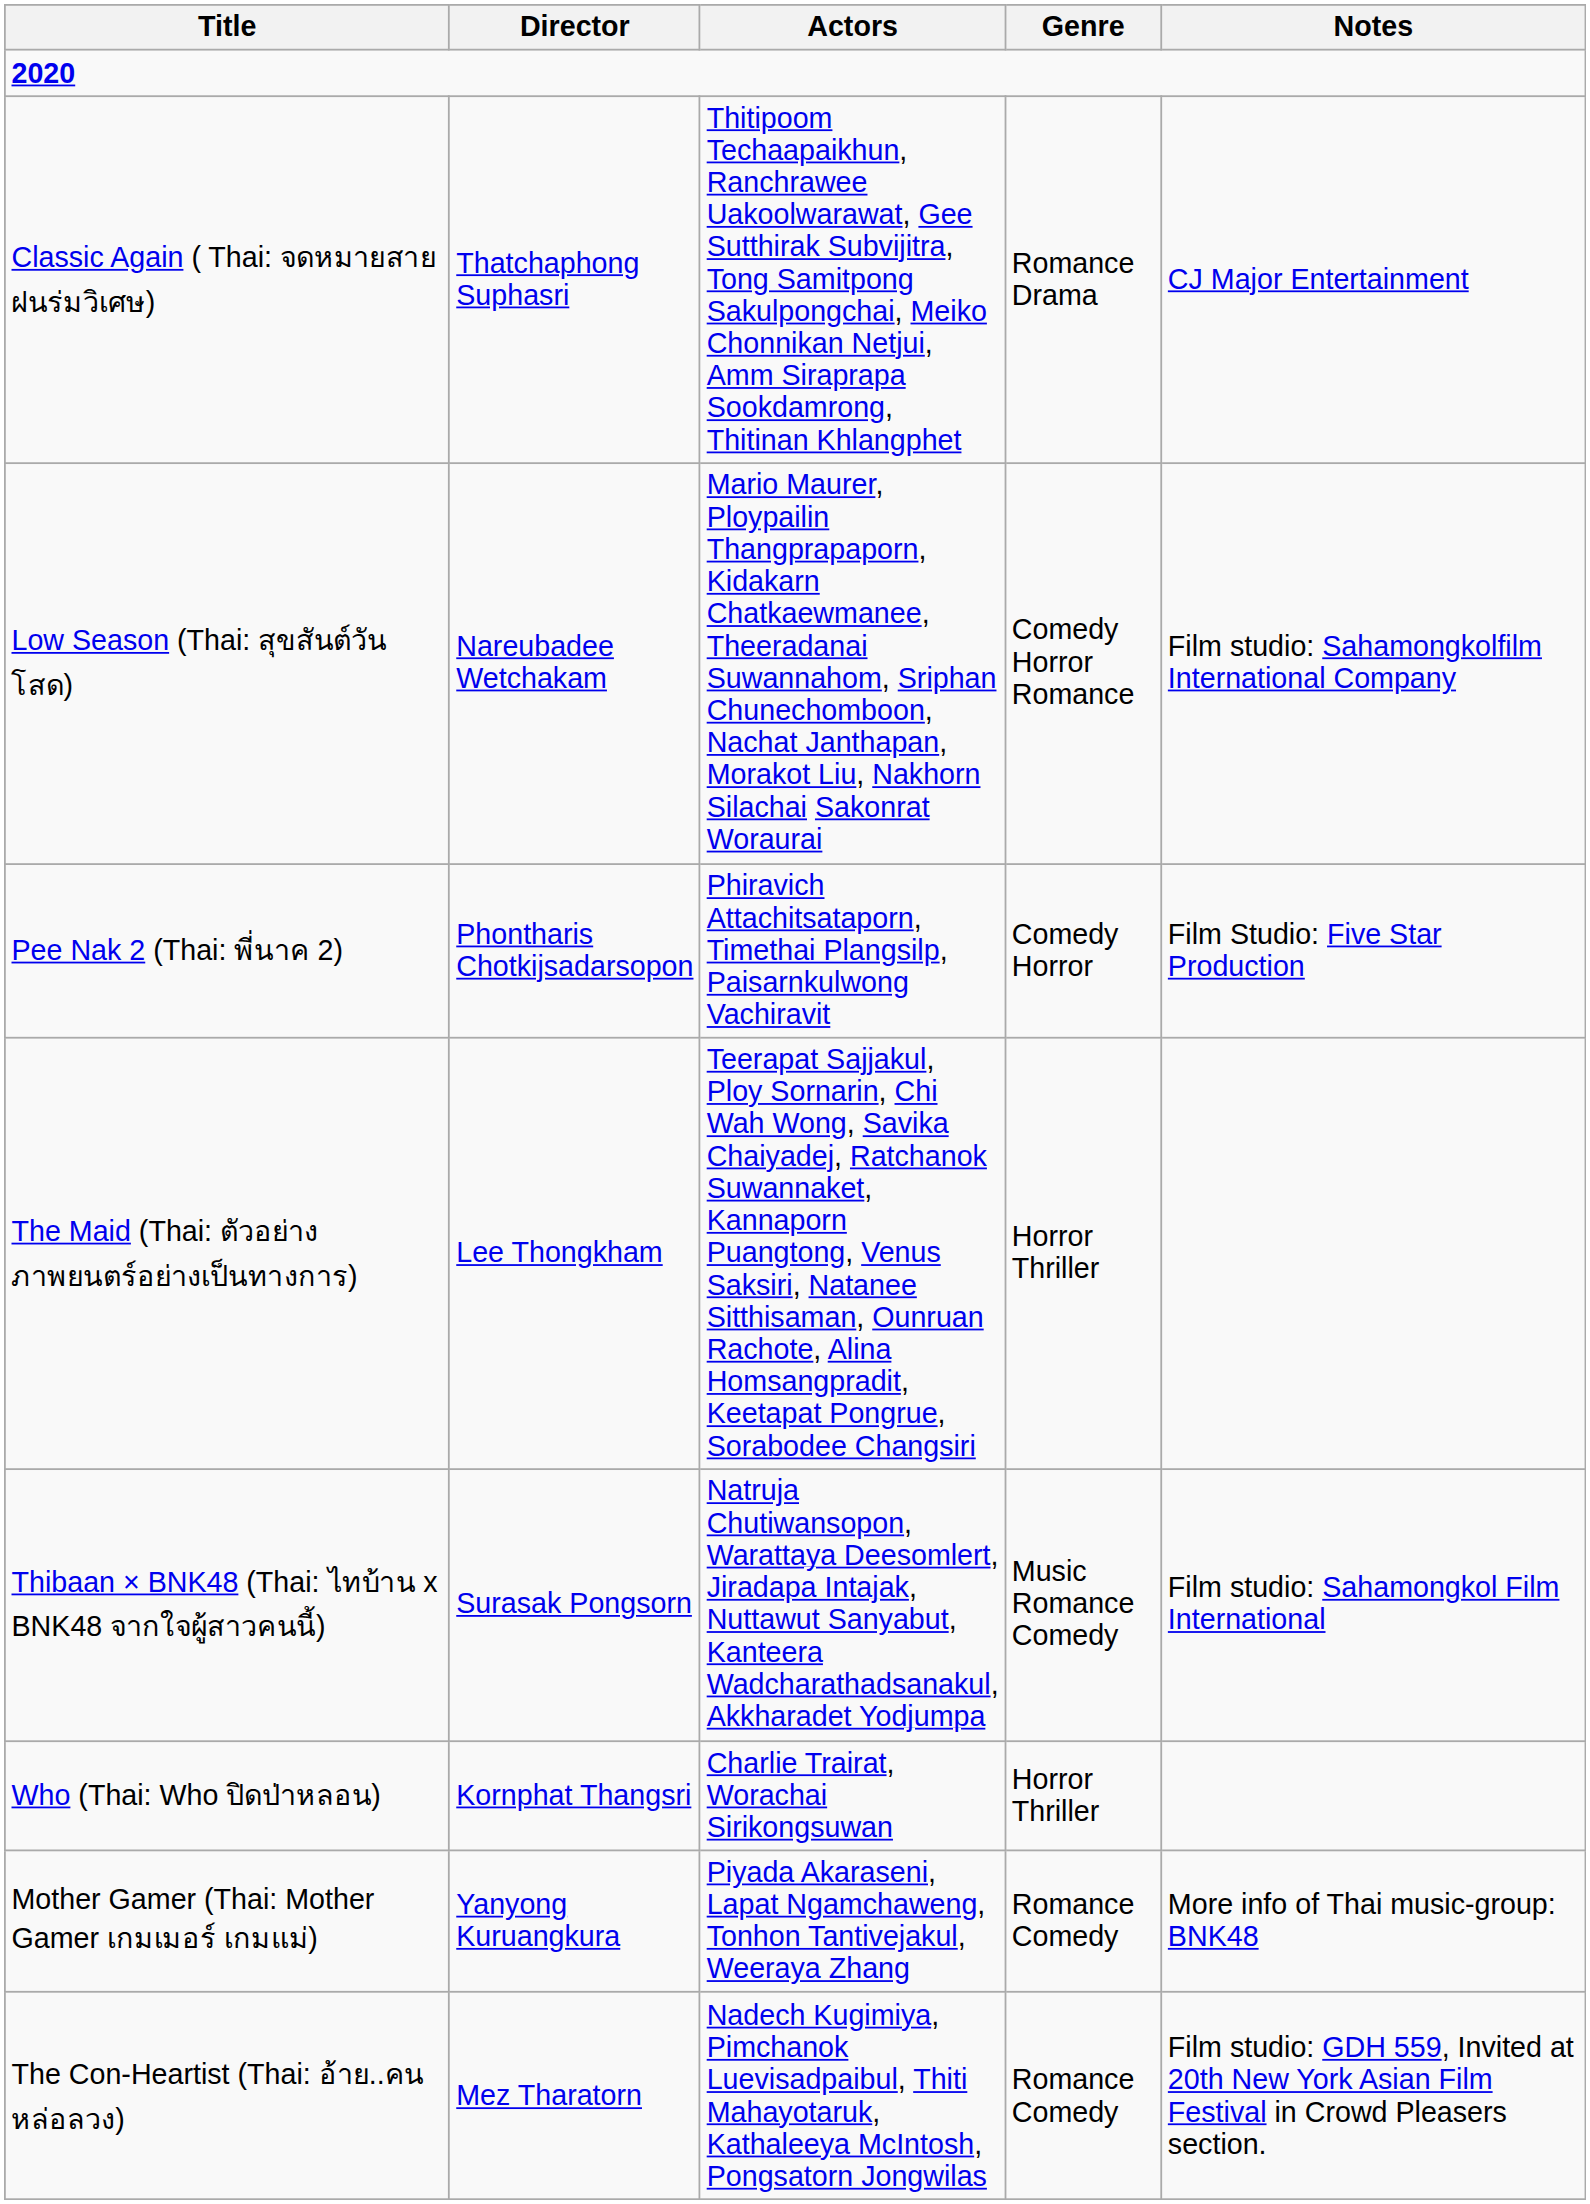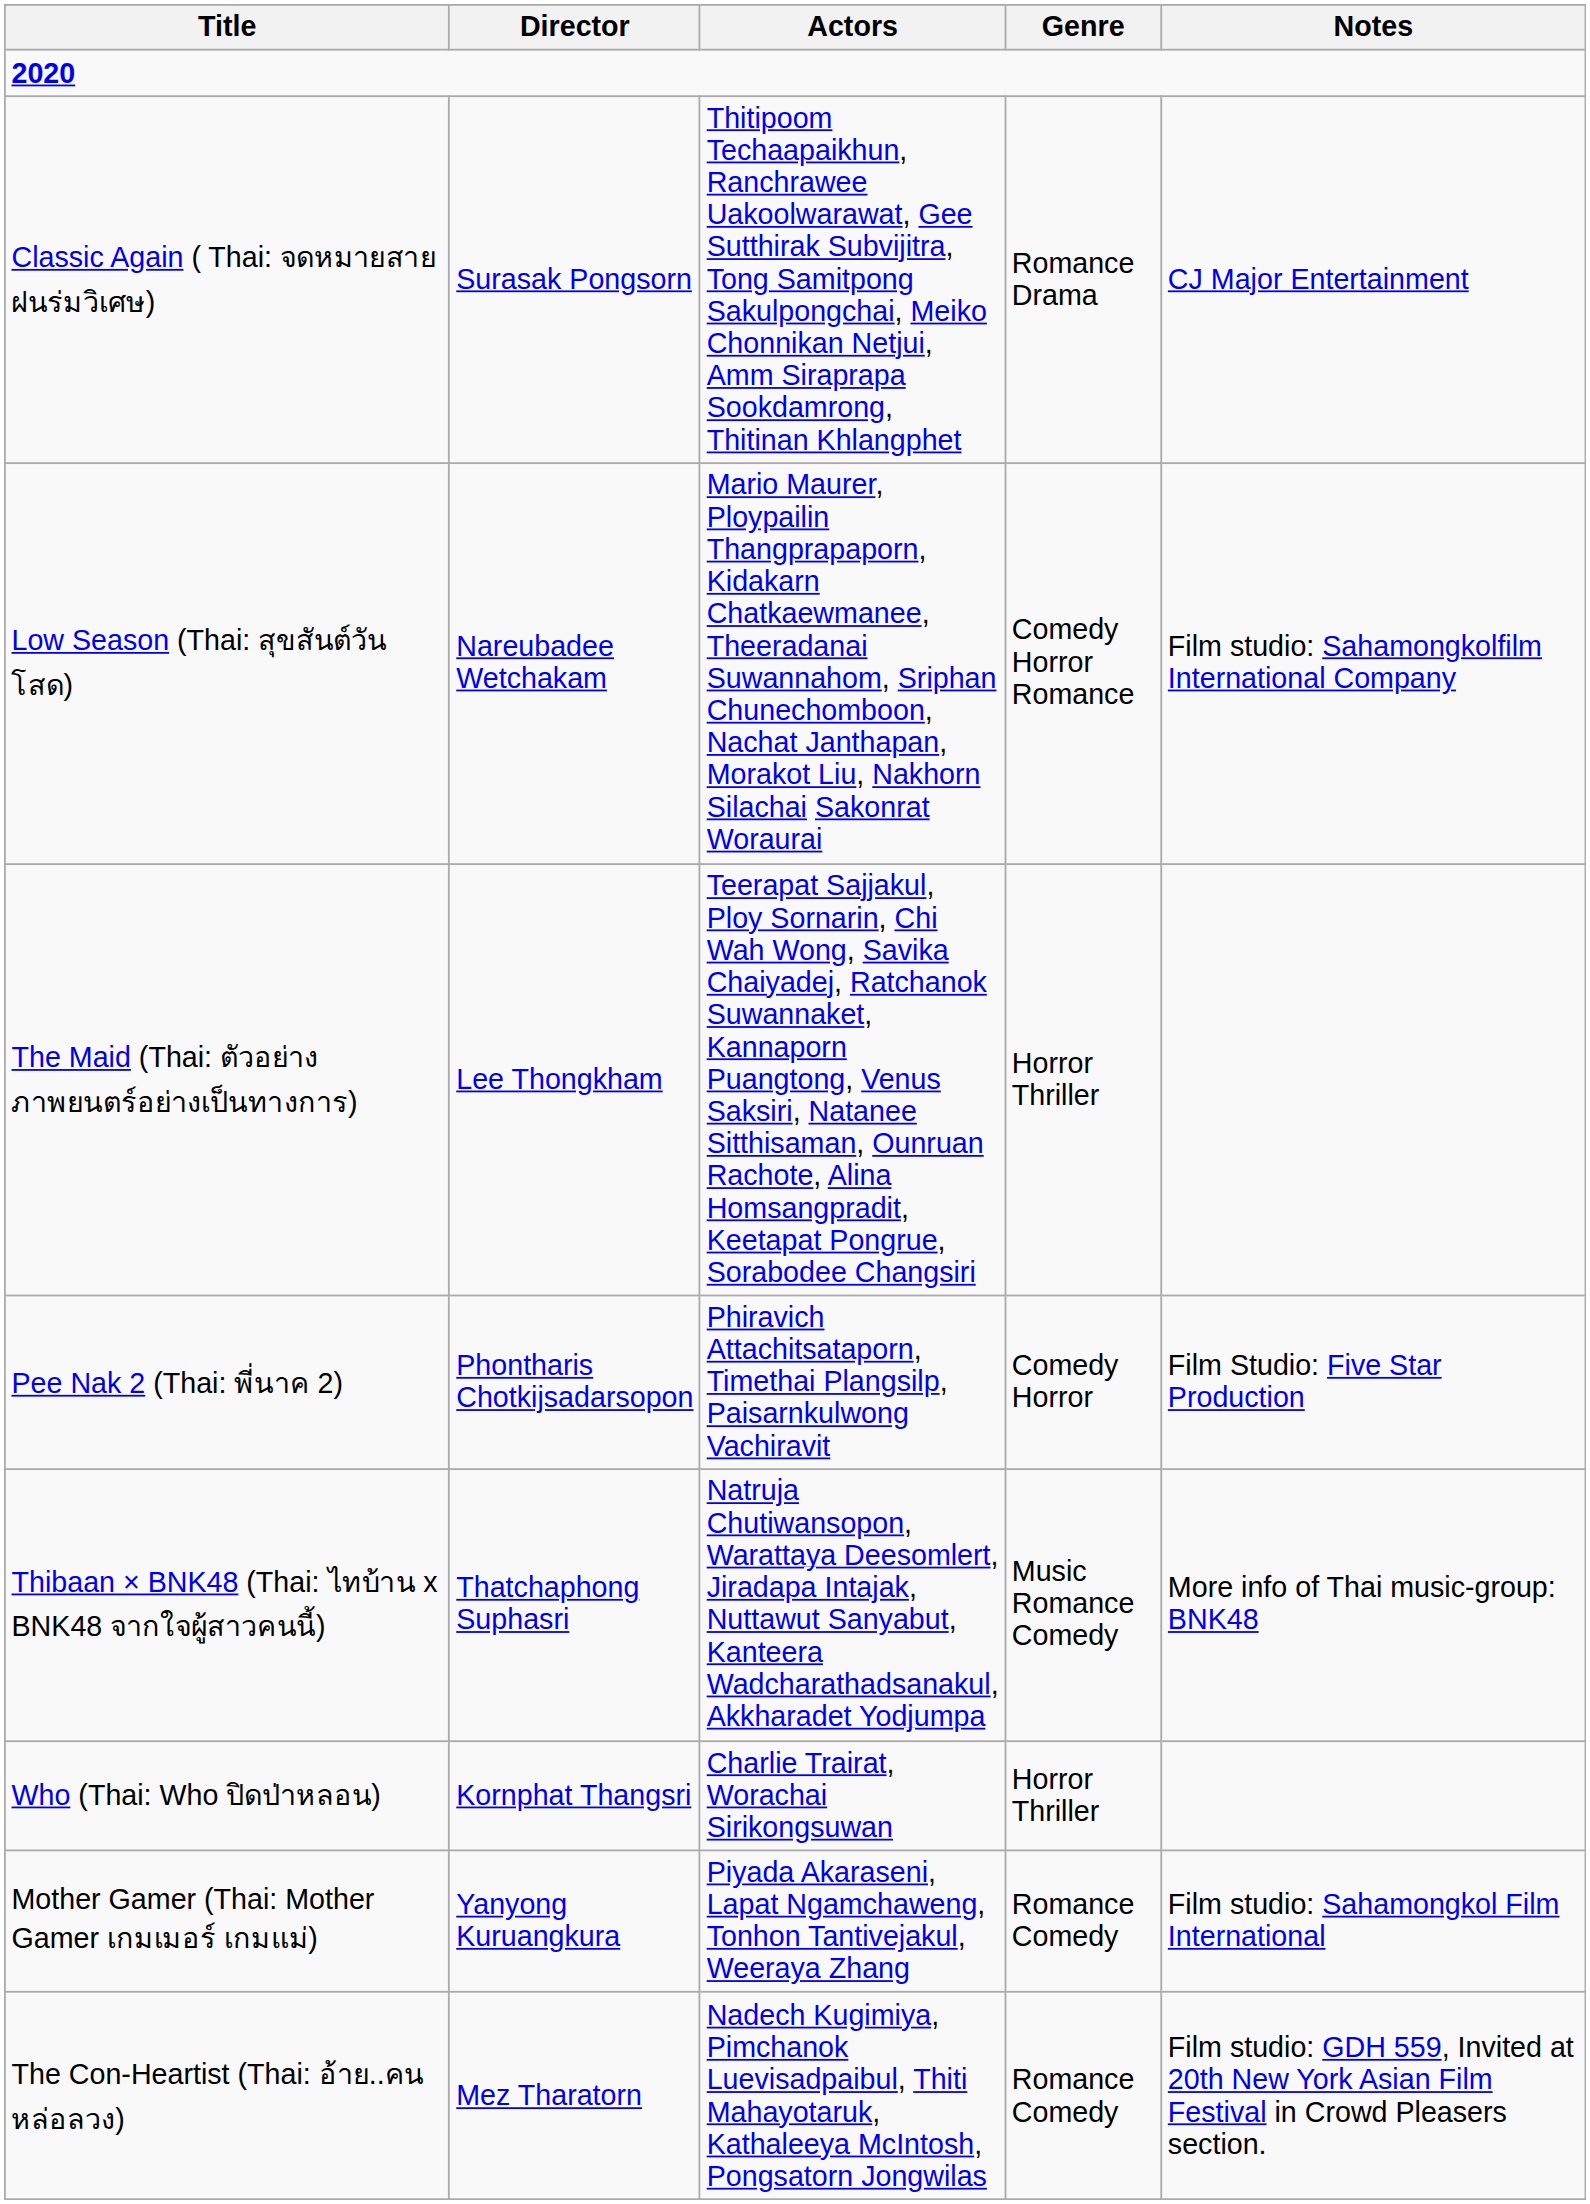(548, 279) Thatchaphong Suphasri -> (574, 279) Surasak Pongsorn
rows swapped: (177, 950) <-> (185, 1254)
(574, 1604) Surasak Pongsorn -> (548, 1604) Thatchaphong Suphasri
(1364, 1604) Film studio: Sahamongkol Film International -> (1362, 1604) More info of Thai music-group: BNK48
(1362, 1921) More info of Thai music-group: BNK48 -> (1364, 1921) Film studio: Sahamongkol Film International
